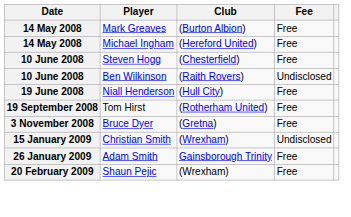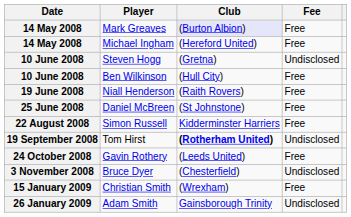(212, 28) no background -> (212, 28) lavender background
(209, 60) (Chesterfield) -> (198, 60) (Gretna)
(287, 60) Free -> (312, 60) Undisclosed
(211, 76) (Raith Rovers) -> (201, 76) (Hull City)
(304, 76) Undisclosed -> (295, 76) Free
(201, 92) (Hull City) -> (211, 92) (Raith Rovers)
+ row: (138, 108)
+ row: (135, 124)
(223, 108) normal -> (226, 140) bold
(287, 108) Free -> (312, 140) Undisclosed
+ row: (135, 156)
(198, 124) (Gretna) -> (209, 172) (Chesterfield)
(287, 124) Free -> (312, 172) Undisclosed
(304, 140) Undisclosed -> (295, 188) Free
(287, 156) Free -> (312, 204) Undisclosed
- row: (130, 172)
